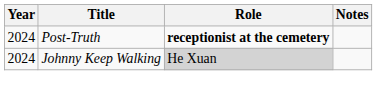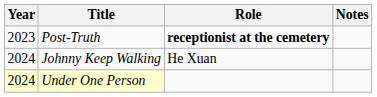(21, 37) 2024 -> (21, 37) 2023
(192, 59) lightgrey background -> (192, 59) no background
+ row: (93, 80)
